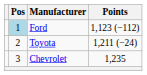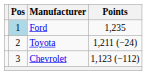(115, 27) 1,123 (−112) -> (115, 27) 1,235
(115, 59) 1,235 -> (115, 59) 1,123 (−112)
